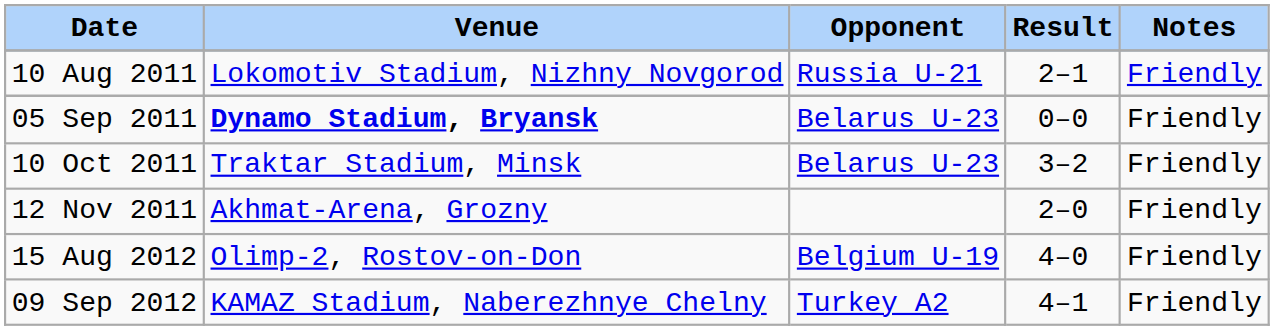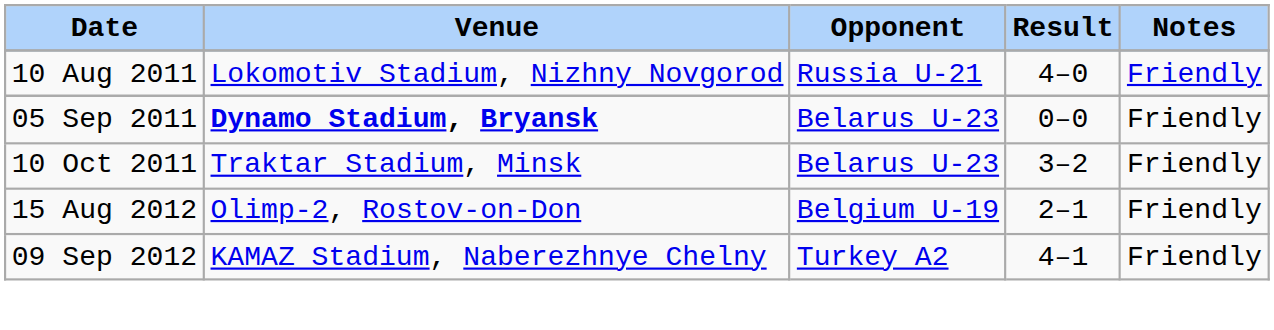(1063, 74) 2–1 -> (1063, 74) 4–0
- row: (104, 211)
(1063, 257) 4–0 -> (1063, 211) 2–1
